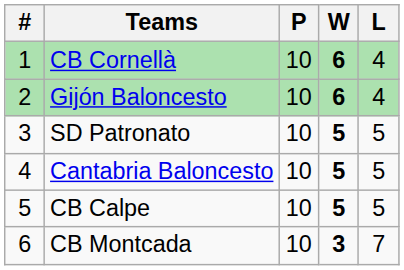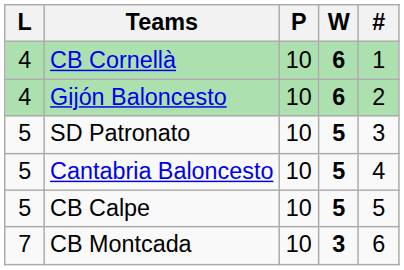columns swapped: (25, 23) <-> (379, 23)
